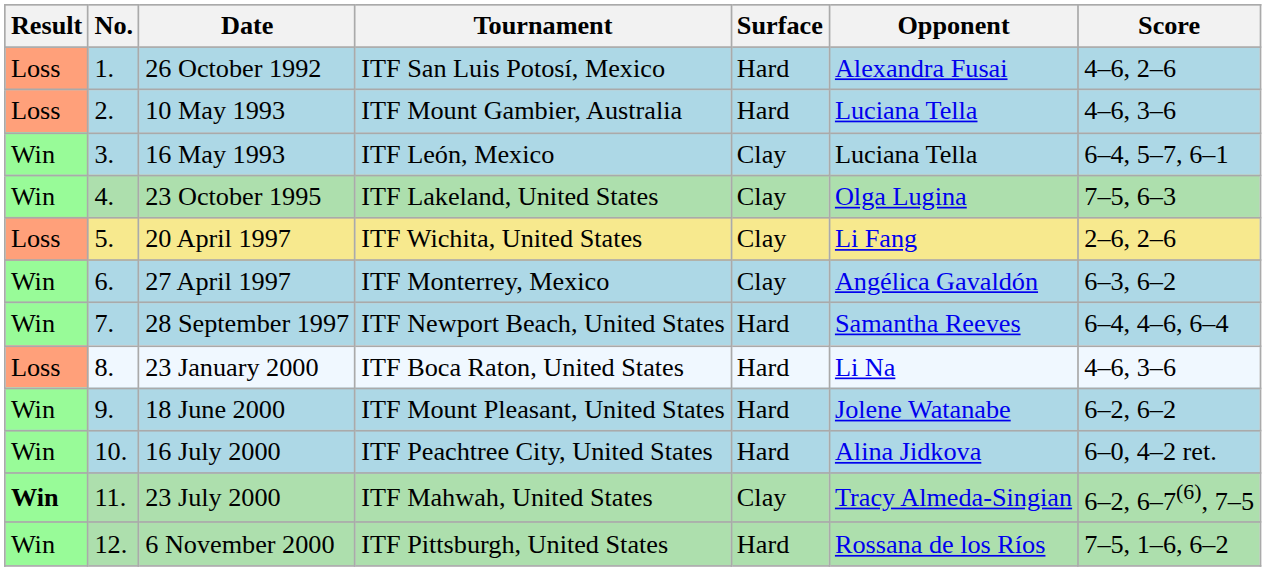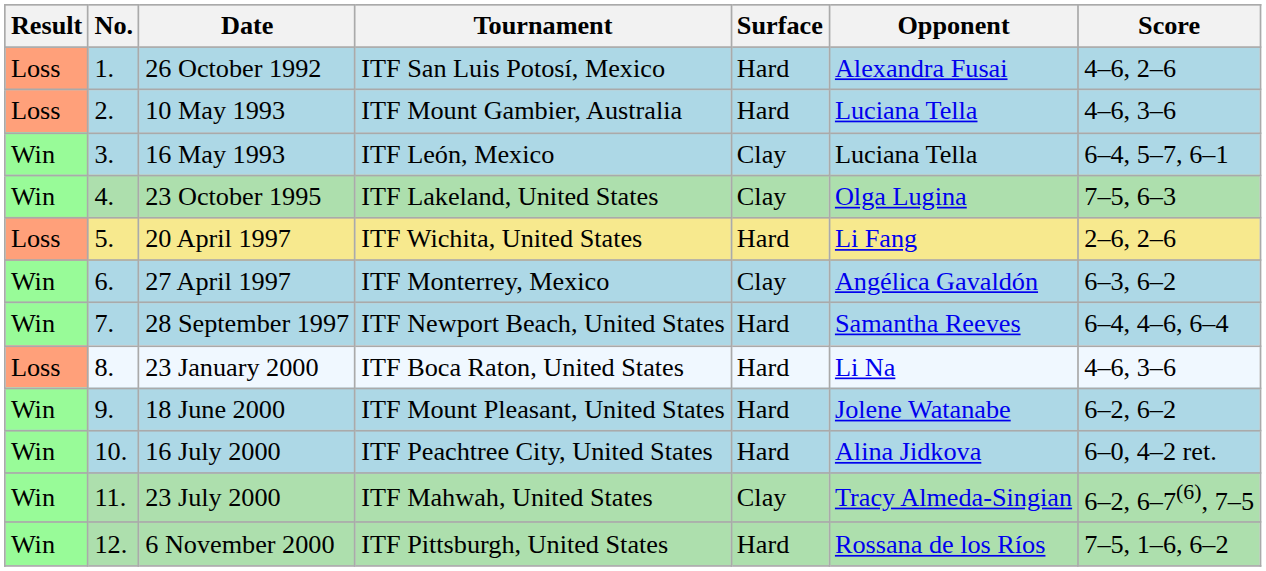(762, 238) Clay -> (763, 238) Hard
(35, 497) bold -> (33, 497) normal
